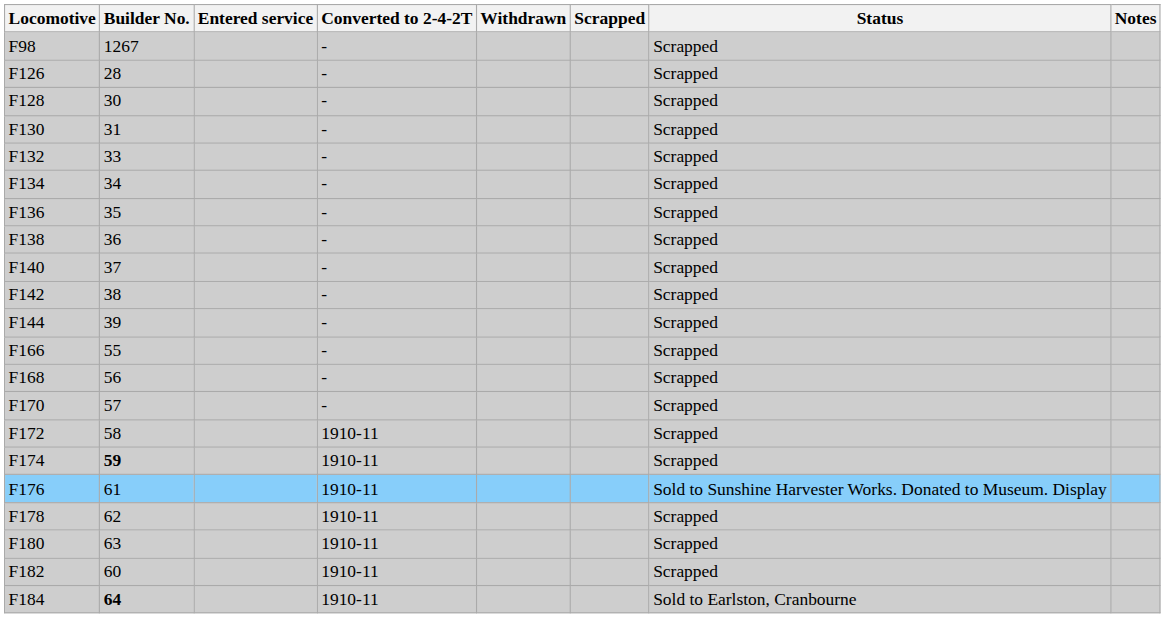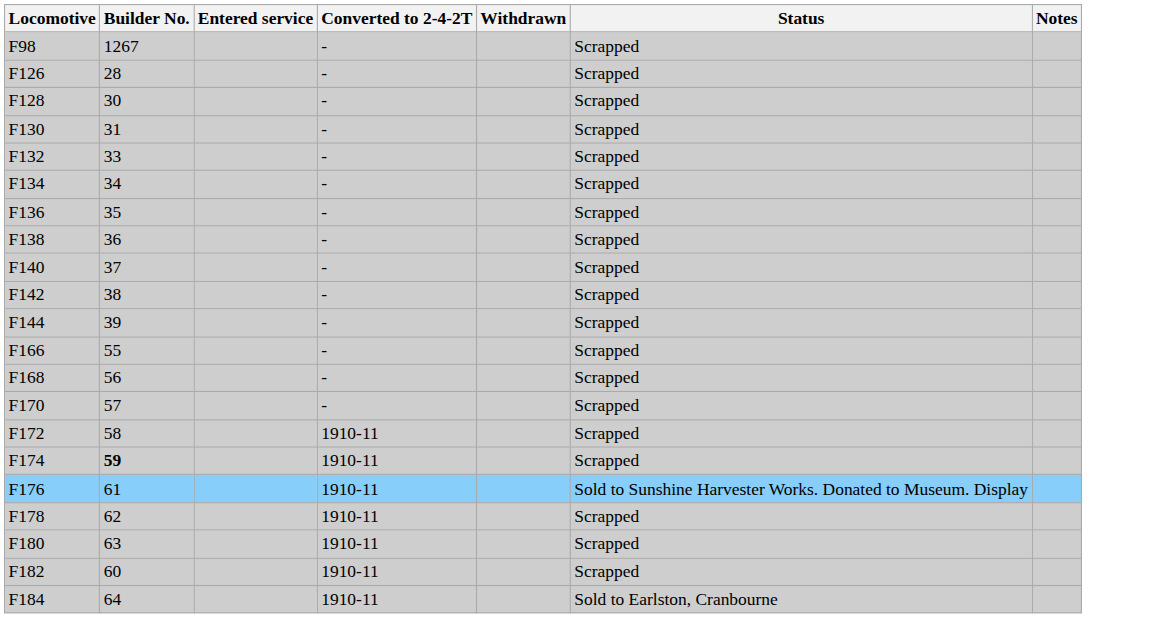- column: (610, 18)
(113, 599) bold -> (113, 599) normal
